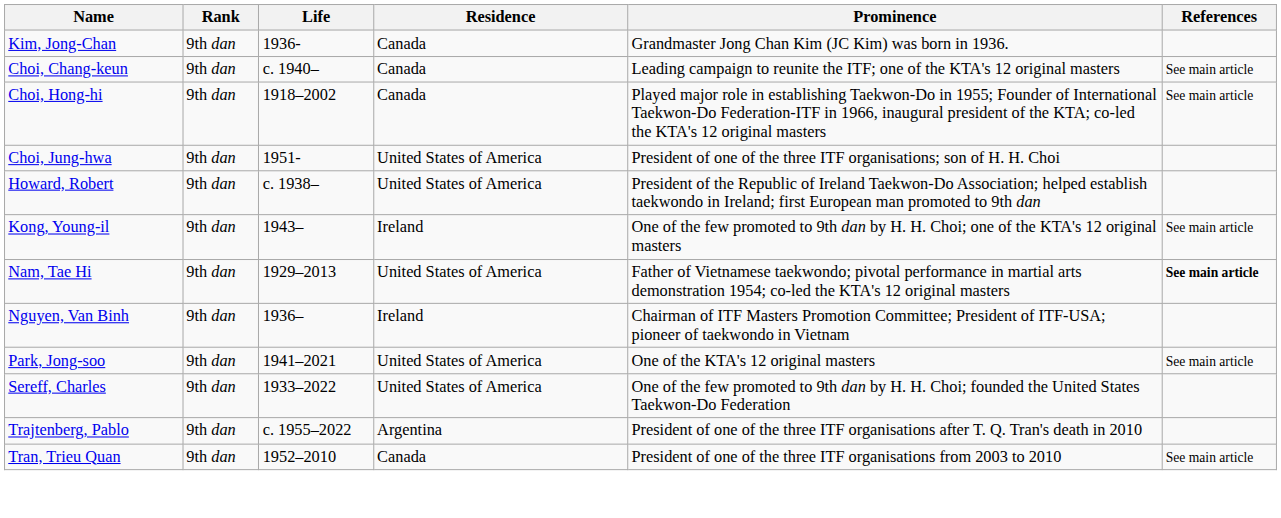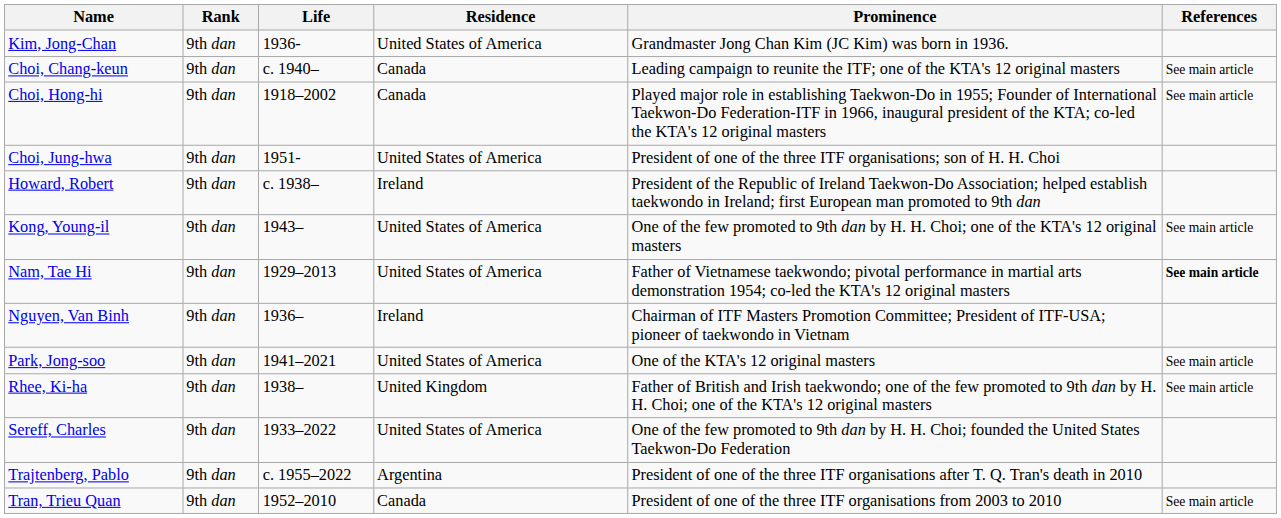(402, 43) Canada -> (459, 43) United States of America
(459, 183) United States of America -> (400, 183) Ireland
(400, 227) Ireland -> (459, 227) United States of America
+ row: (48, 386)
